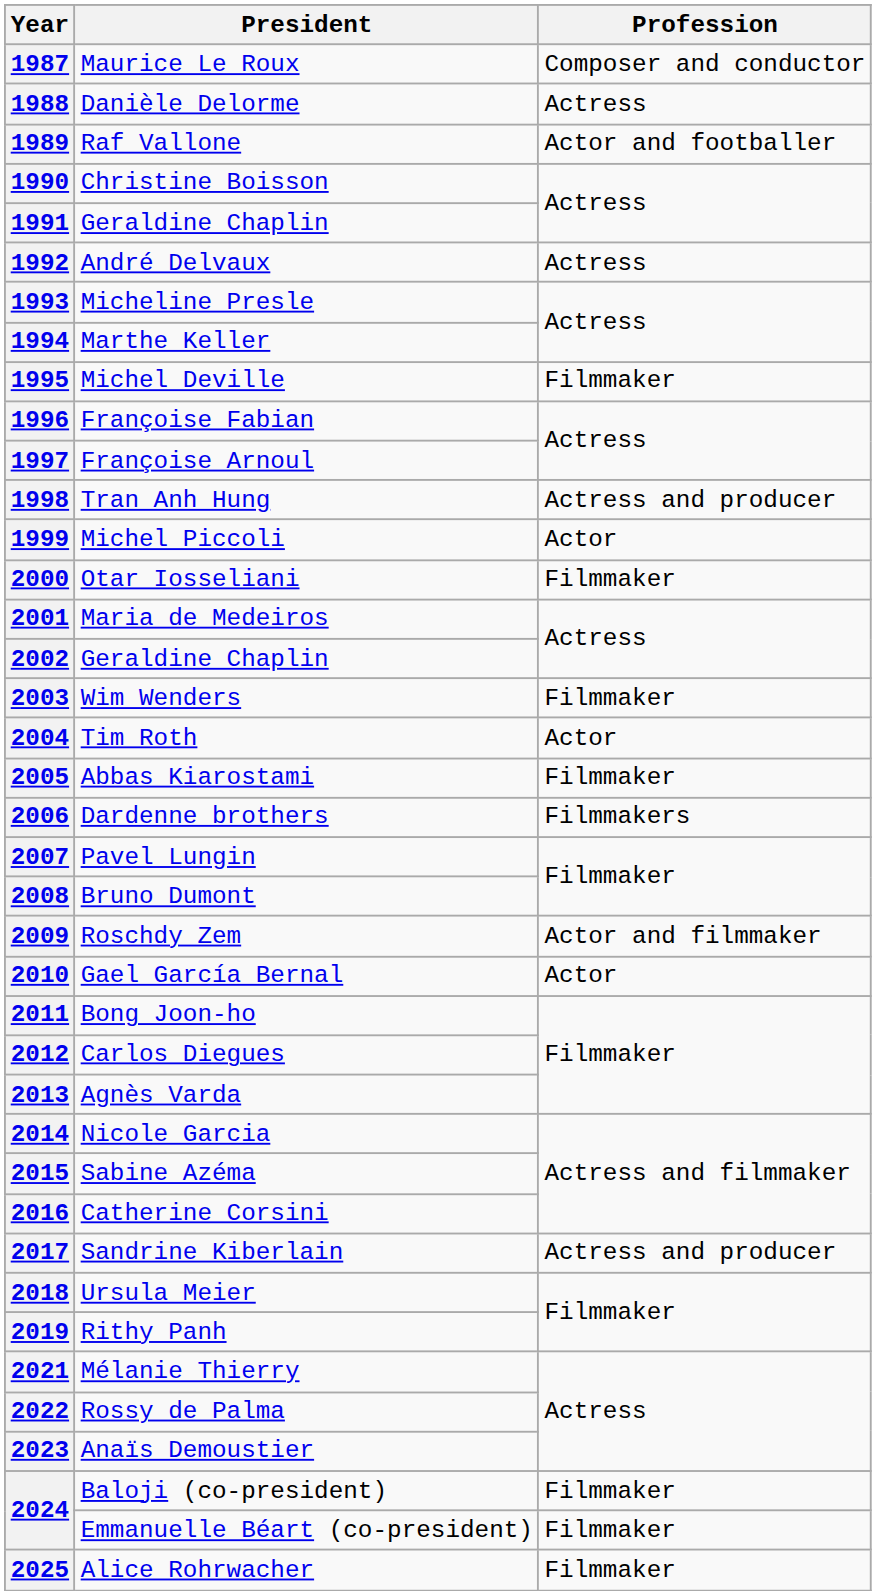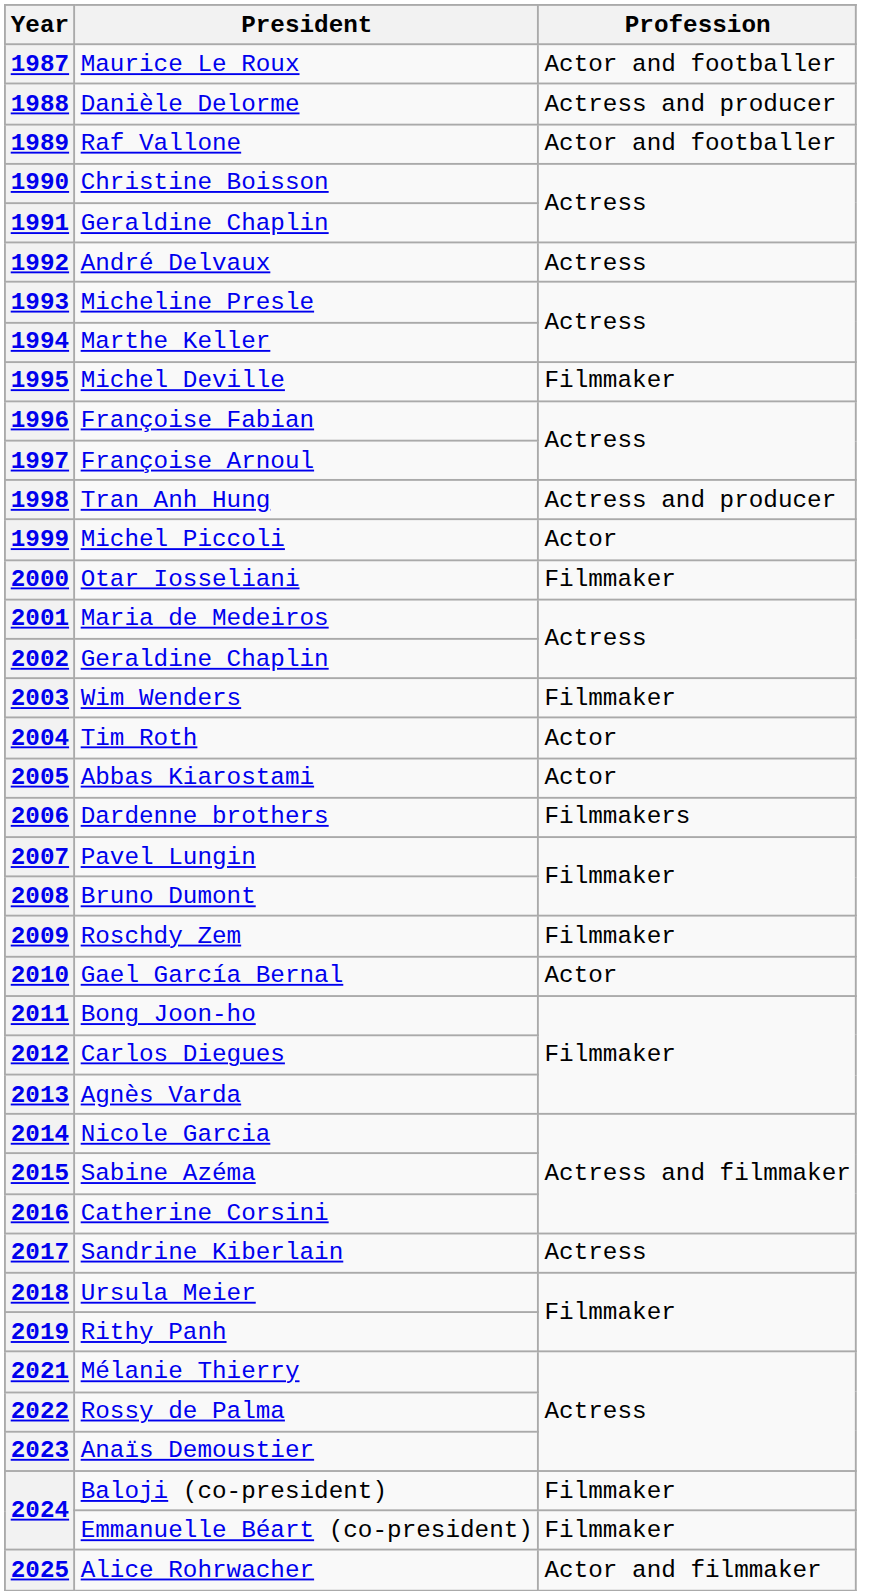(705, 64) Composer and conductor -> (690, 64) Actor and footballer
(596, 104) Actress -> (690, 104) Actress and producer
(610, 778) Filmmaker -> (581, 778) Actor
(683, 936) Actor and filmmaker -> (610, 936) Filmmaker
(690, 1253) Actress and producer -> (596, 1253) Actress
(610, 1570) Filmmaker -> (683, 1570) Actor and filmmaker
